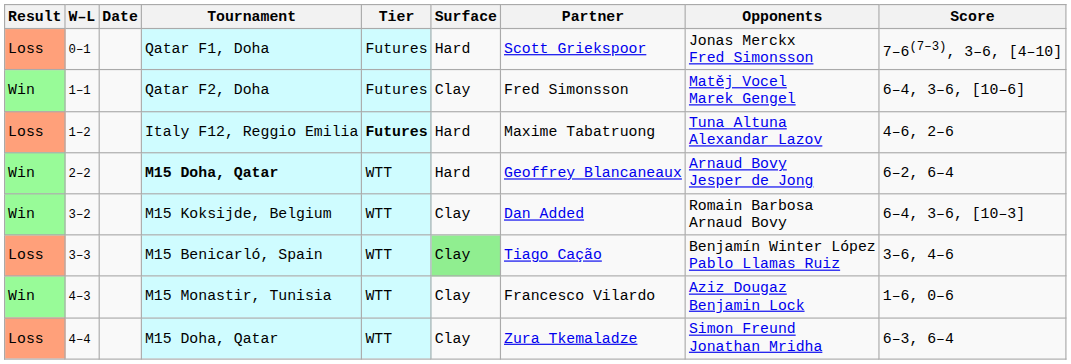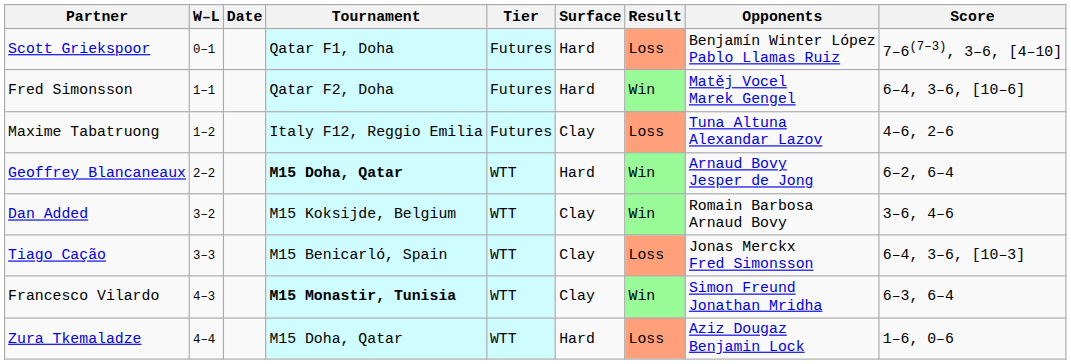columns swapped: (35, 17) <-> (593, 17)
(751, 49) Jonas Merckx Fred Simonsson -> (782, 49) Benjamín Winter López Pablo Llamas Ruiz
(453, 91) Clay -> (577, 91) Hard
(397, 132) bold -> (521, 132) normal
(453, 132) Hard -> (577, 132) Clay
(954, 214) 6–4, 3–6, [10–3] -> (918, 214) 3–6, 4–6
(453, 256) lightgreen background -> (577, 256) no background
(782, 256) Benjamín Winter López Pablo Llamas Ruiz -> (751, 256) Jonas Merckx Fred Simonsson
(918, 256) 3–6, 4–6 -> (954, 256) 6–4, 3–6, [10–3]
(238, 297) normal -> (363, 297) bold
(747, 297) Aziz Dougaz Benjamin Lock -> (756, 297) Simon Freund Jonathan Mridha
(918, 297) 1–6, 0–6 -> (918, 297) 6–3, 6–4
(453, 338) Clay -> (577, 338) Hard
(756, 338) Simon Freund Jonathan Mridha -> (747, 338) Aziz Dougaz Benjamin Lock
(918, 338) 6–3, 6–4 -> (918, 338) 1–6, 0–6
